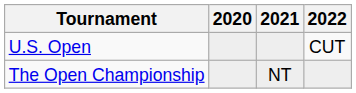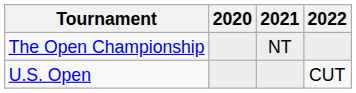rows swapped: (50, 47) <-> (107, 75)
